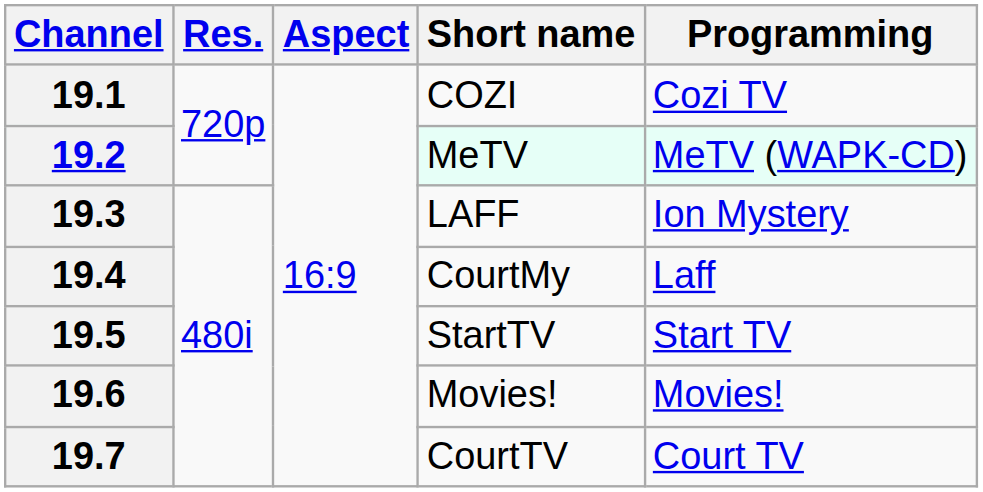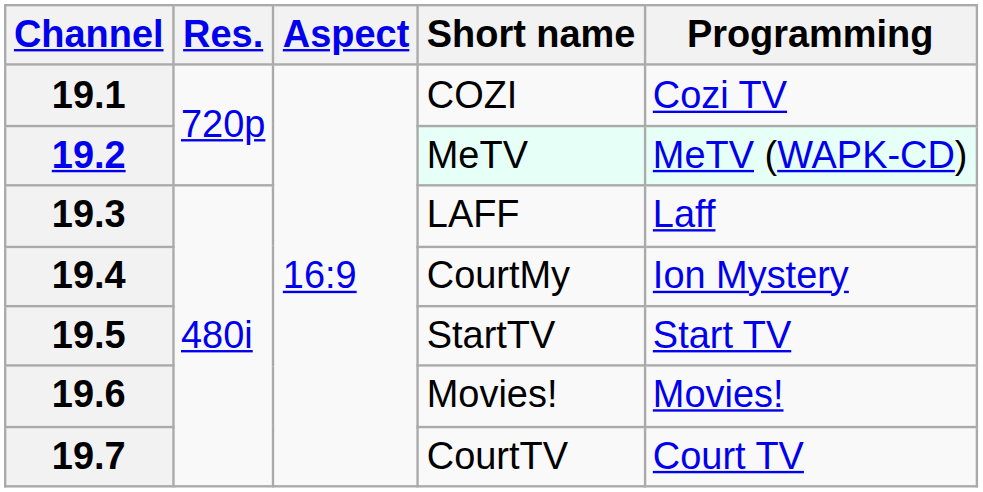(751, 214) Ion Mystery -> (684, 214) Laff
(684, 275) Laff -> (751, 275) Ion Mystery
